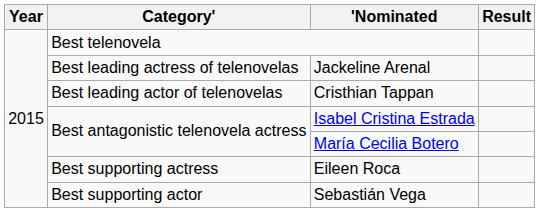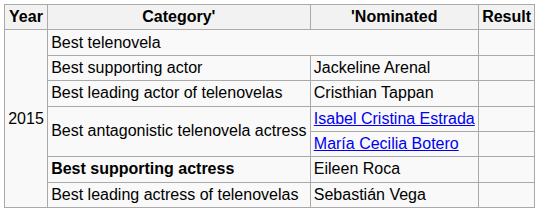(175, 67) Best leading actress of telenovelas -> (127, 67) Best supporting actor
(135, 169) normal -> (143, 169) bold
(127, 194) Best supporting actor -> (175, 194) Best leading actress of telenovelas
